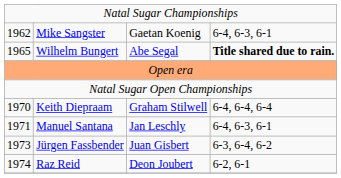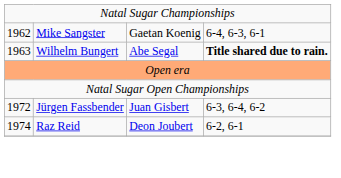(19, 51) 1965 -> (19, 51) 1963
- row: (74, 107)
- row: (75, 126)
(19, 145) 1973 -> (19, 107) 1972
